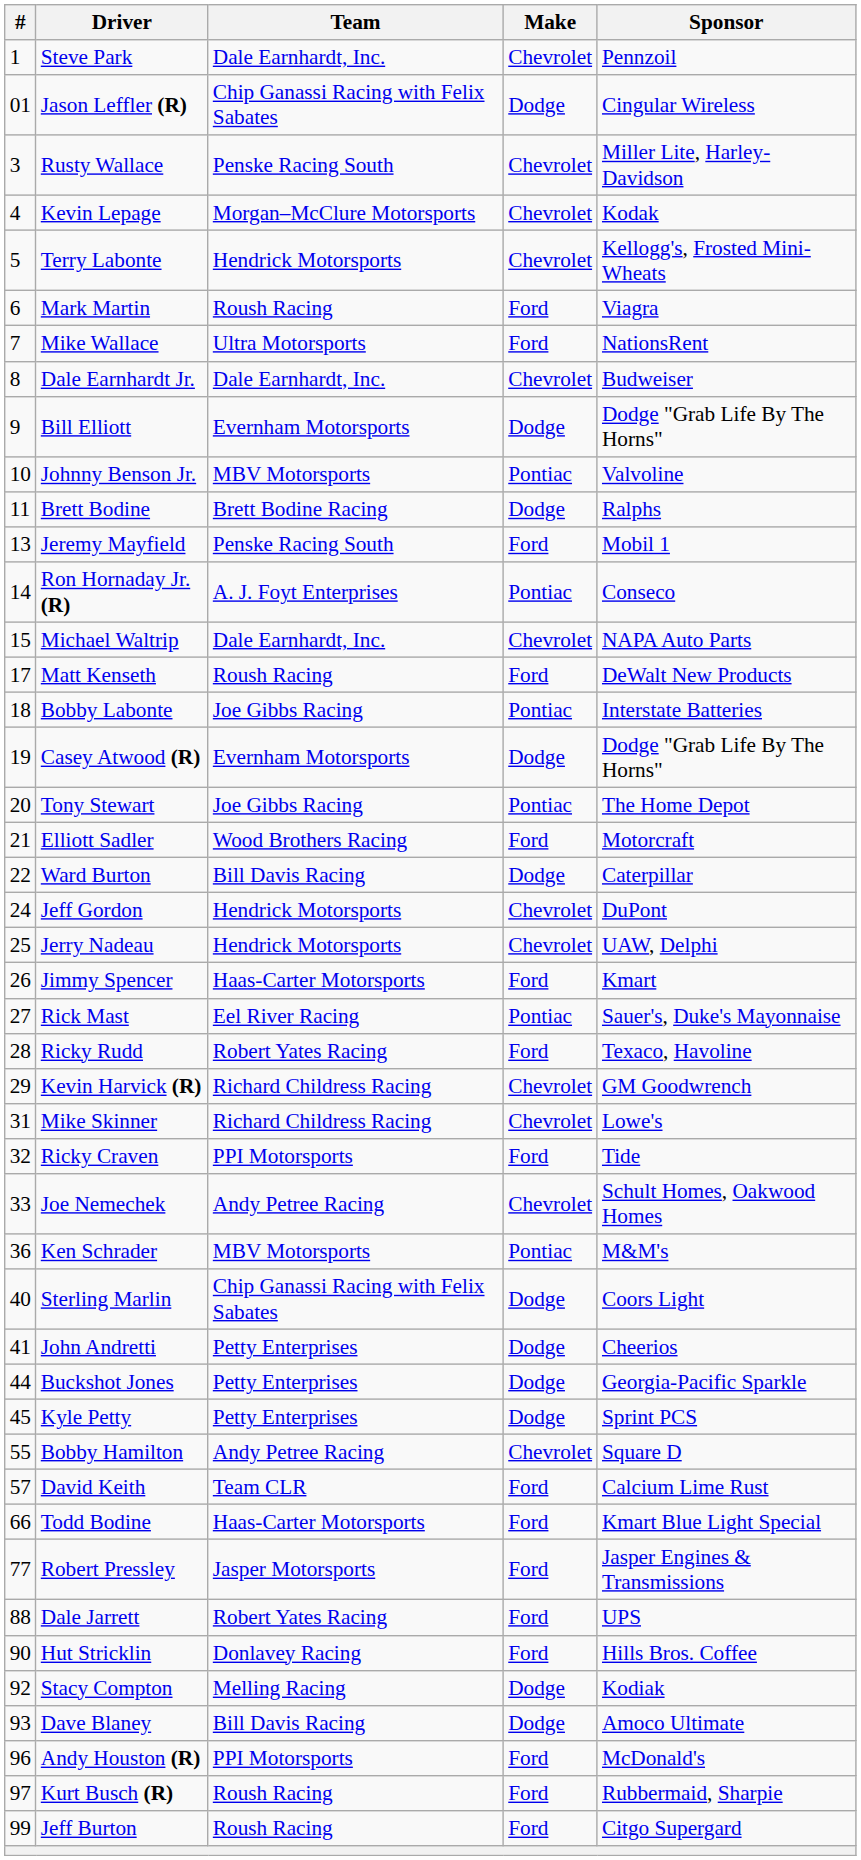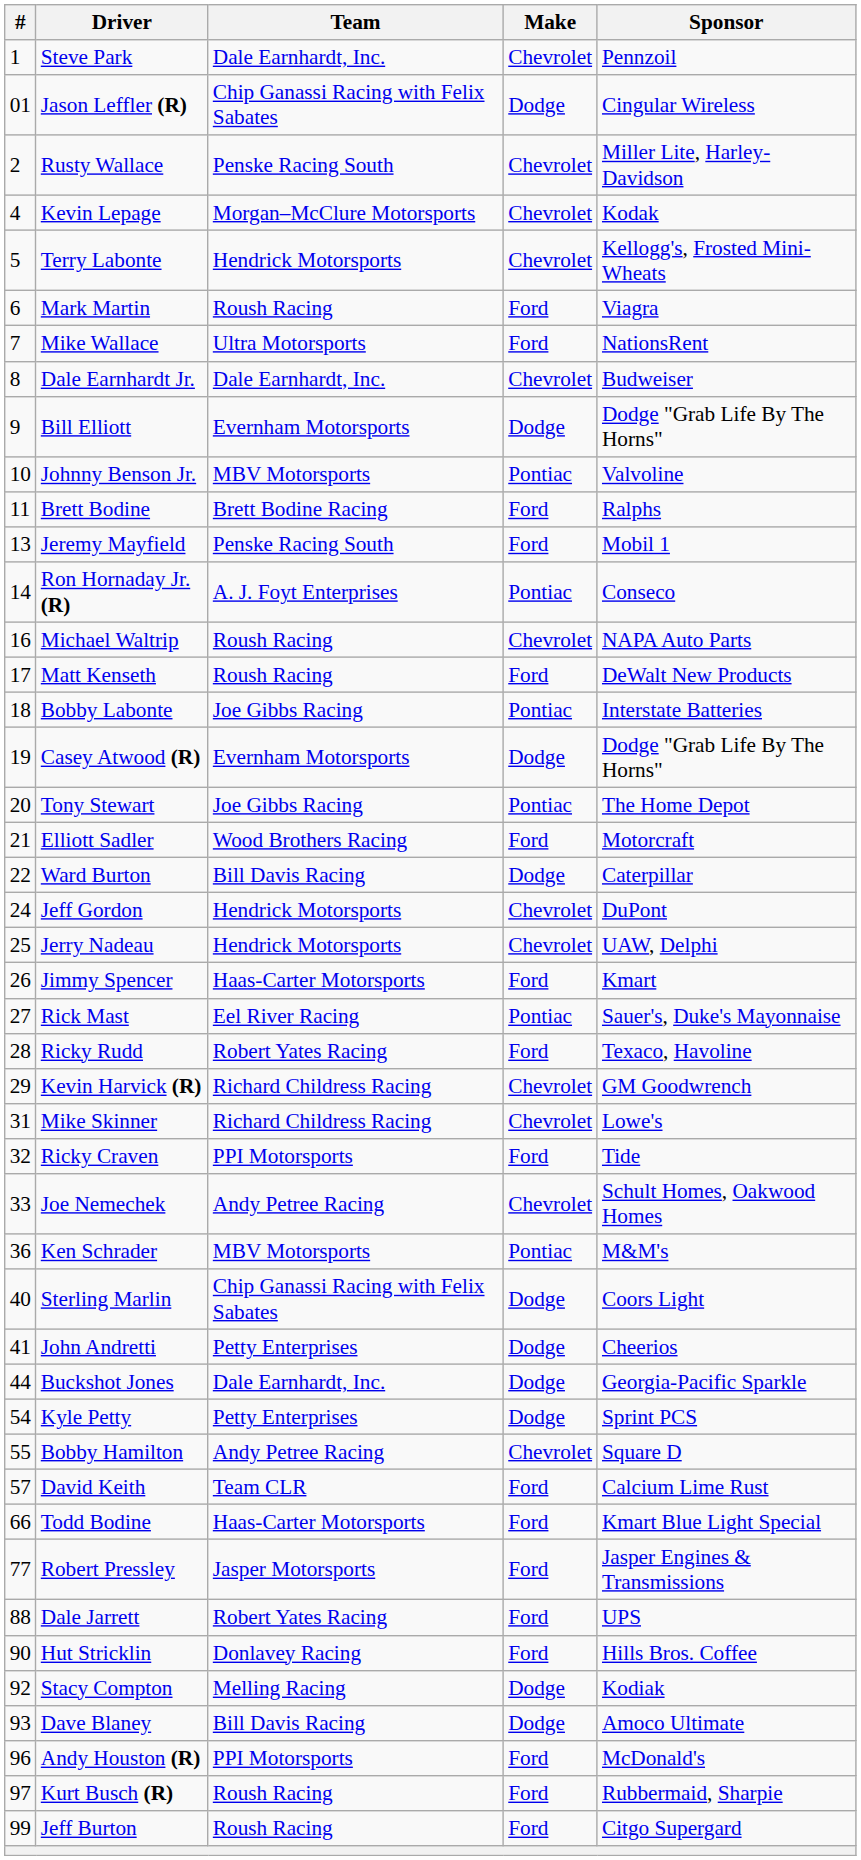(15, 165) 3 -> (15, 165) 2
(537, 508) Dodge -> (528, 508) Ford
(20, 639) 15 -> (20, 639) 16
(299, 639) Dale Earnhardt, Inc. -> (273, 639) Roush Racing
(285, 1381) Petty Enterprises -> (299, 1381) Dale Earnhardt, Inc.
(20, 1416) 45 -> (20, 1416) 54
